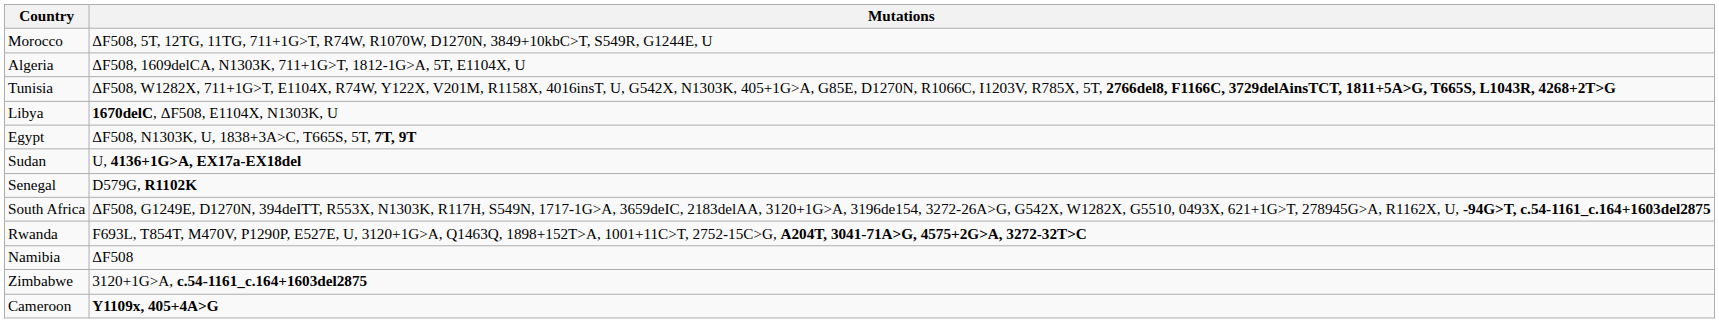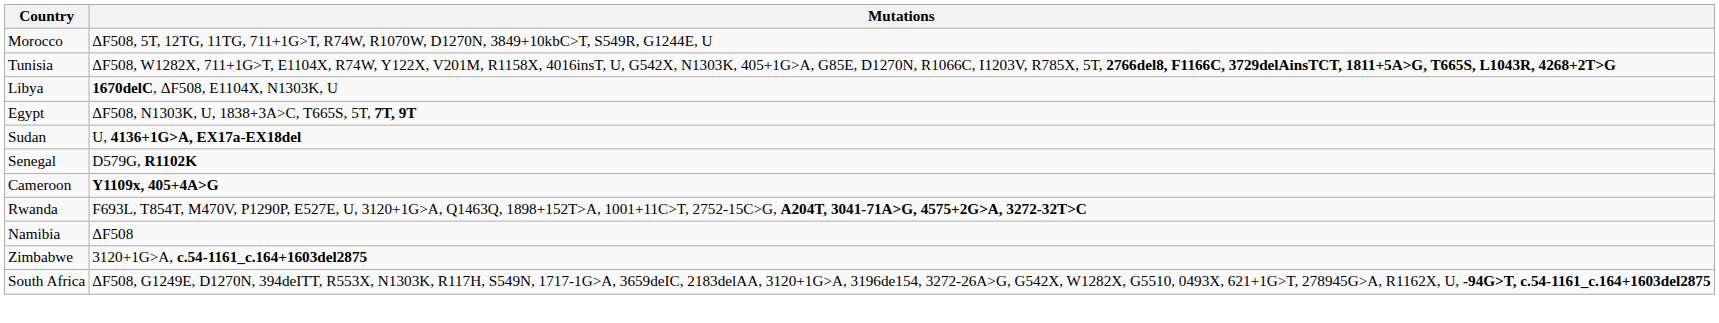- row: (31, 64)
rows swapped: (40, 305) <-> (47, 209)
